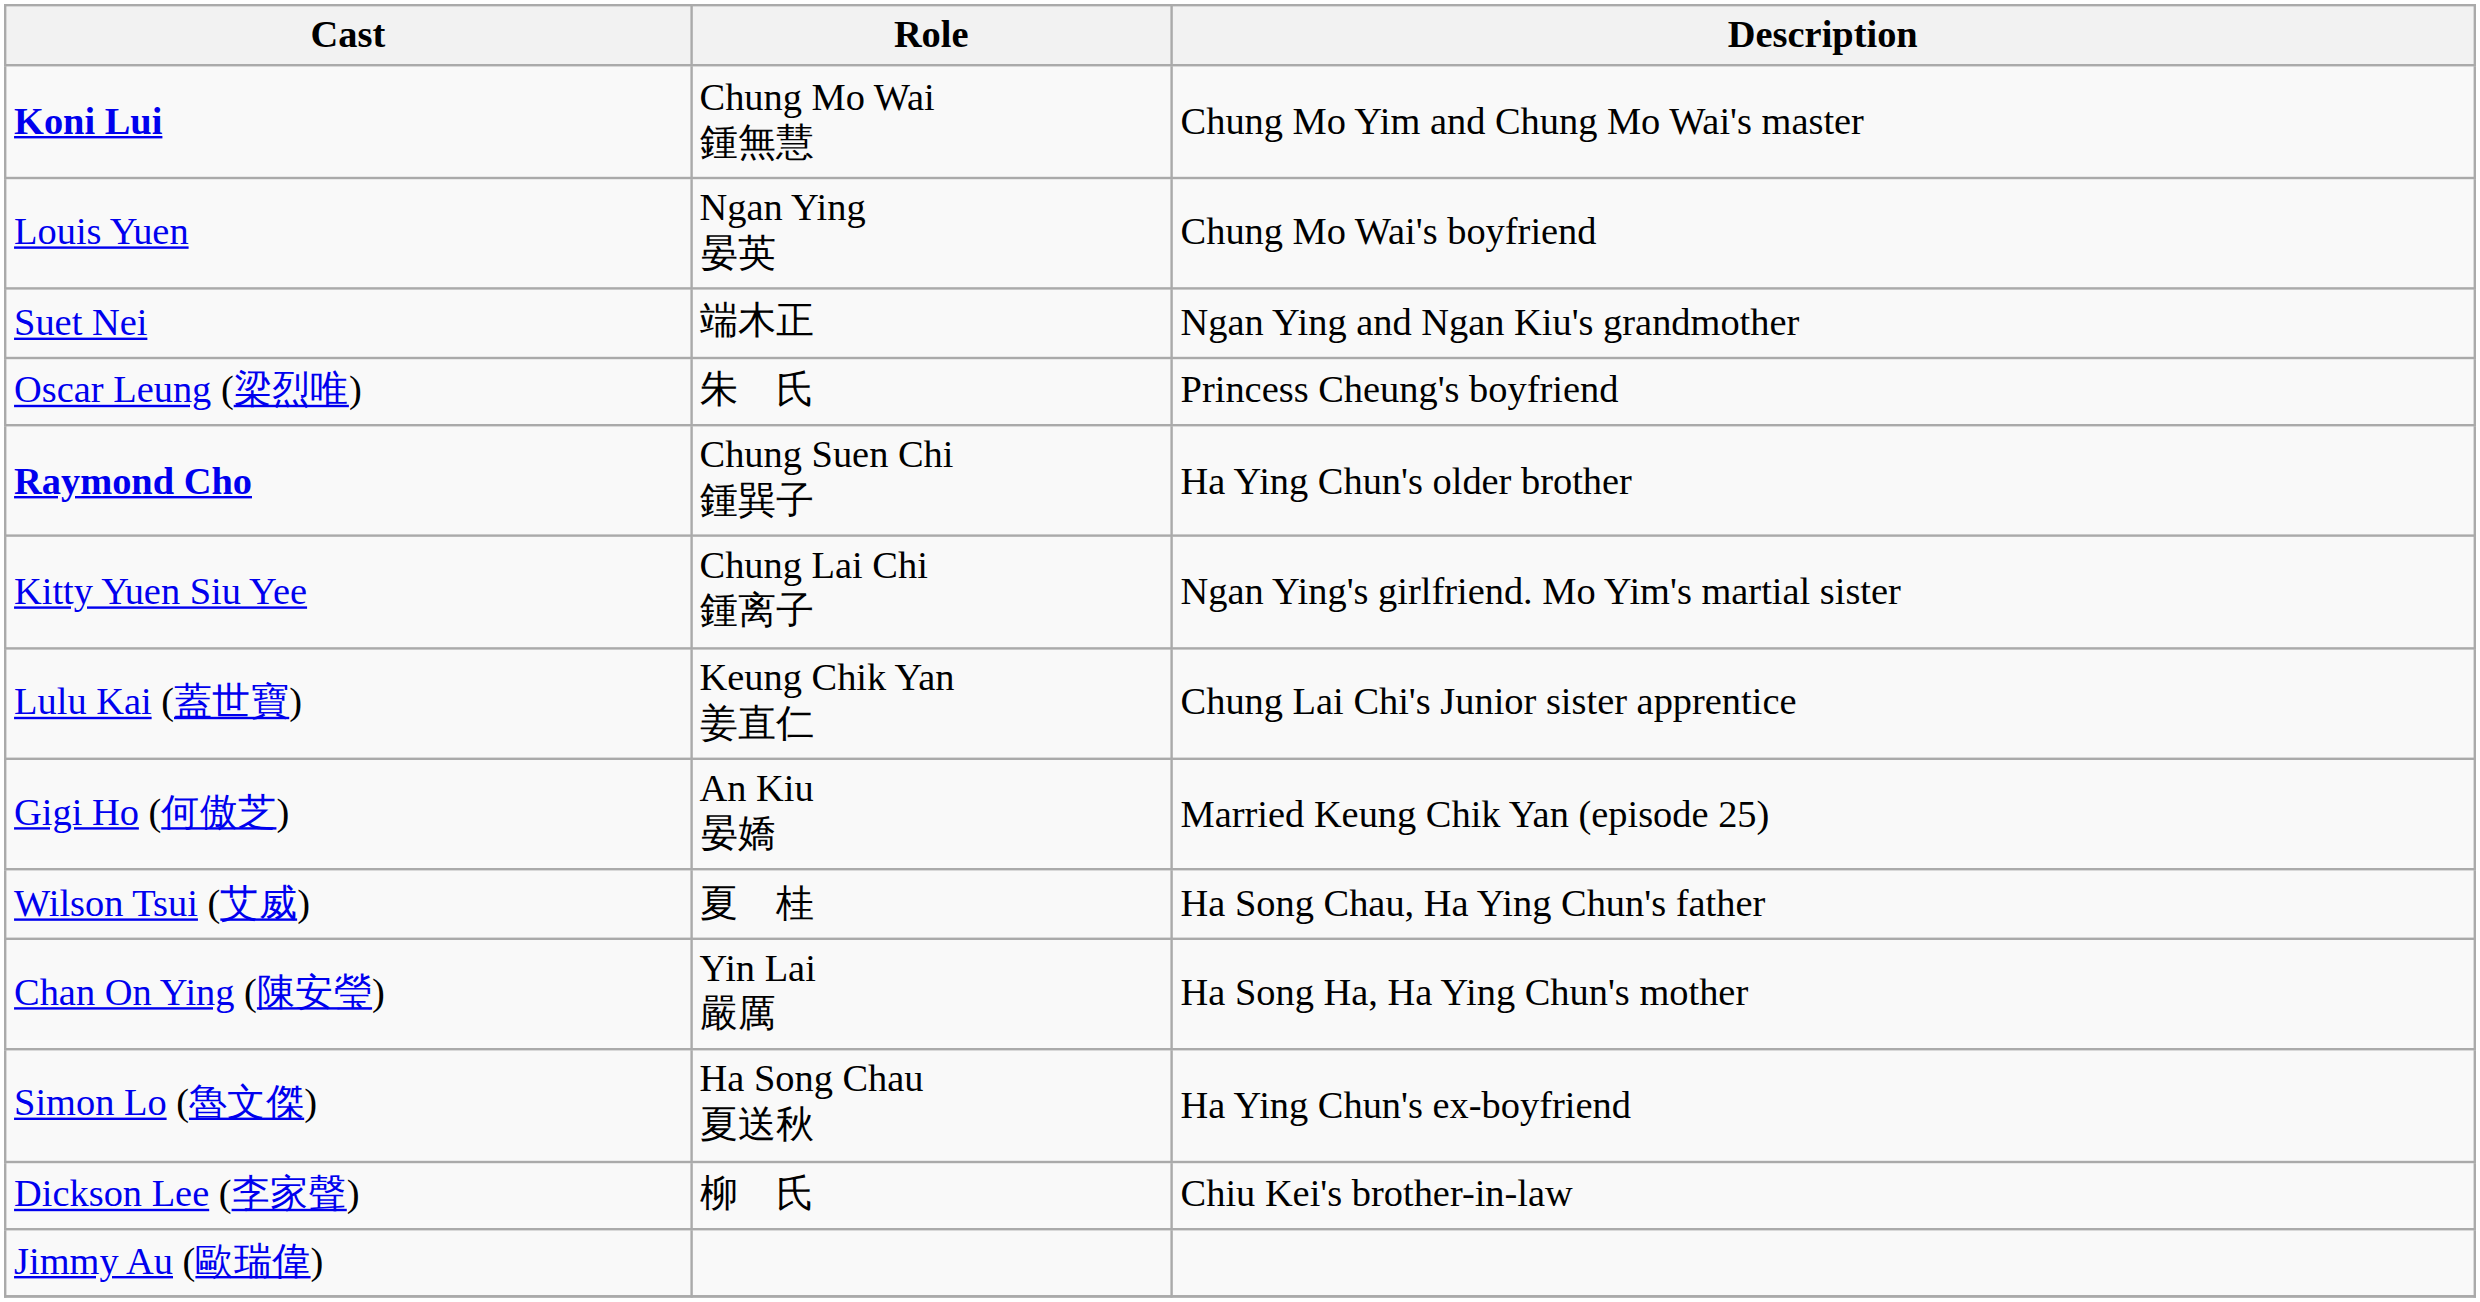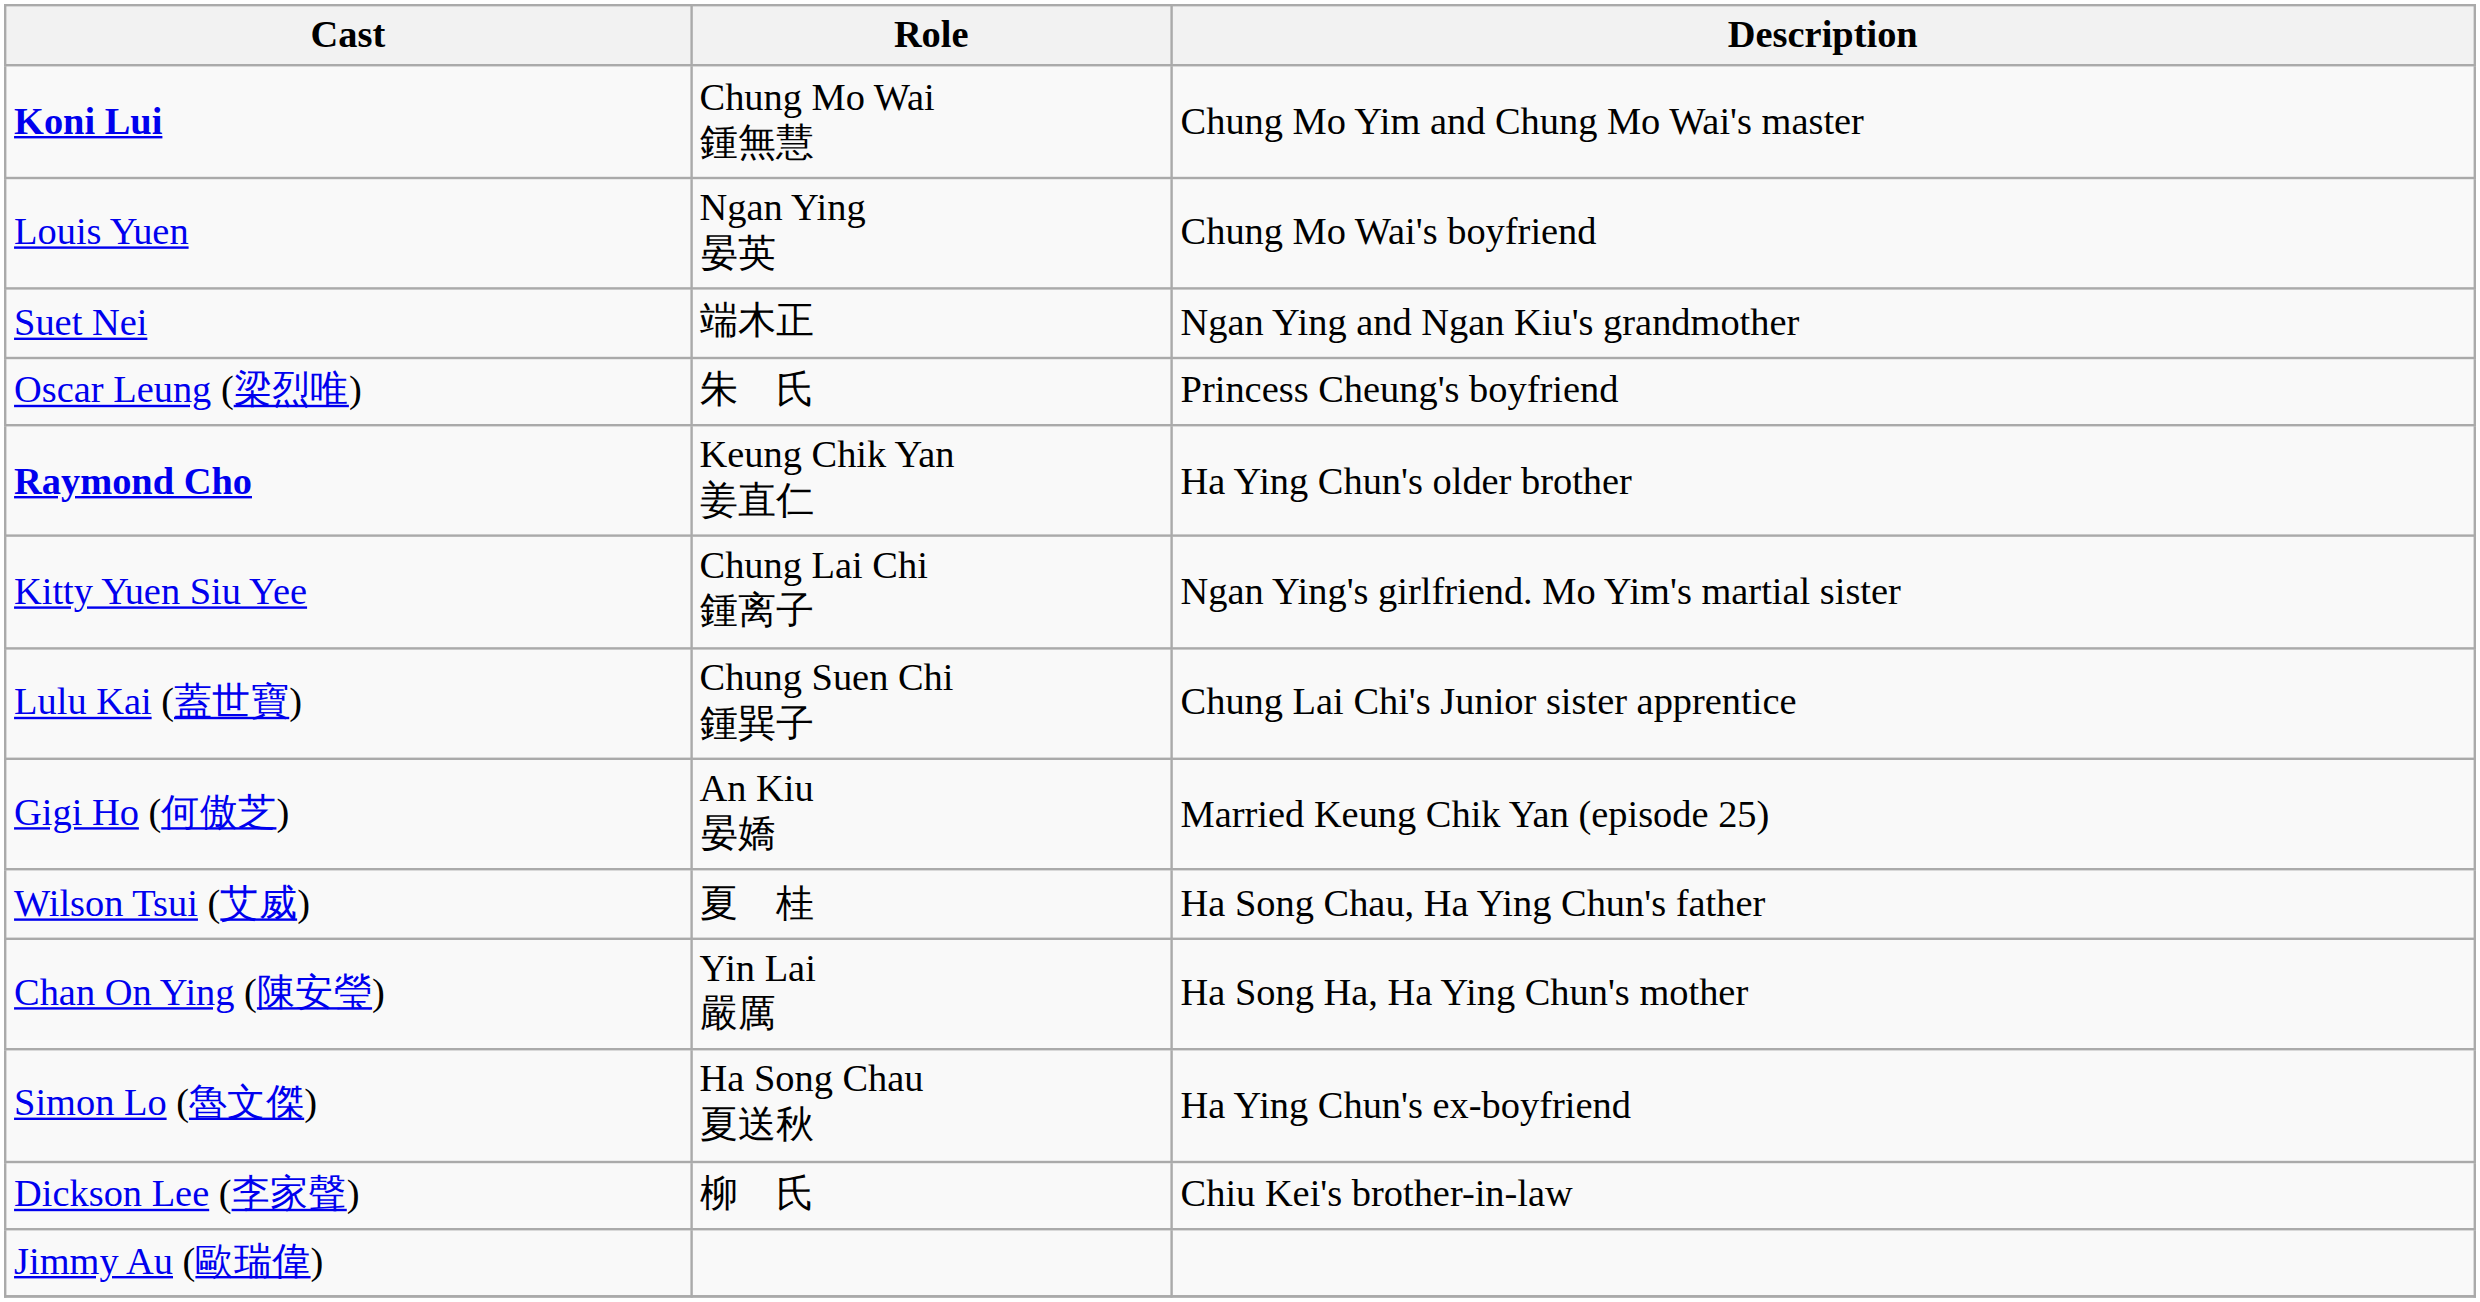(827, 477) Chung Suen Chi 鍾巽子 -> (827, 477) Keung Chik Yan 姜直仁
(827, 700) Keung Chik Yan 姜直仁 -> (827, 700) Chung Suen Chi 鍾巽子
